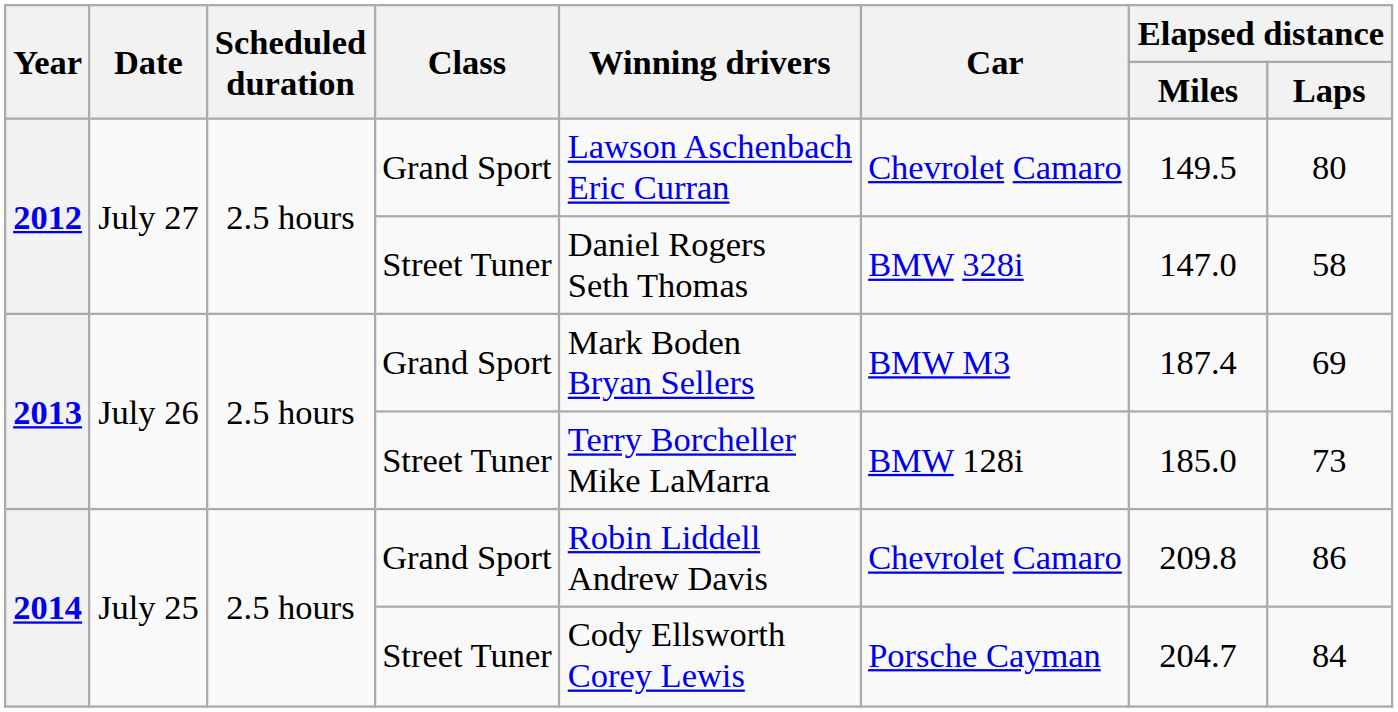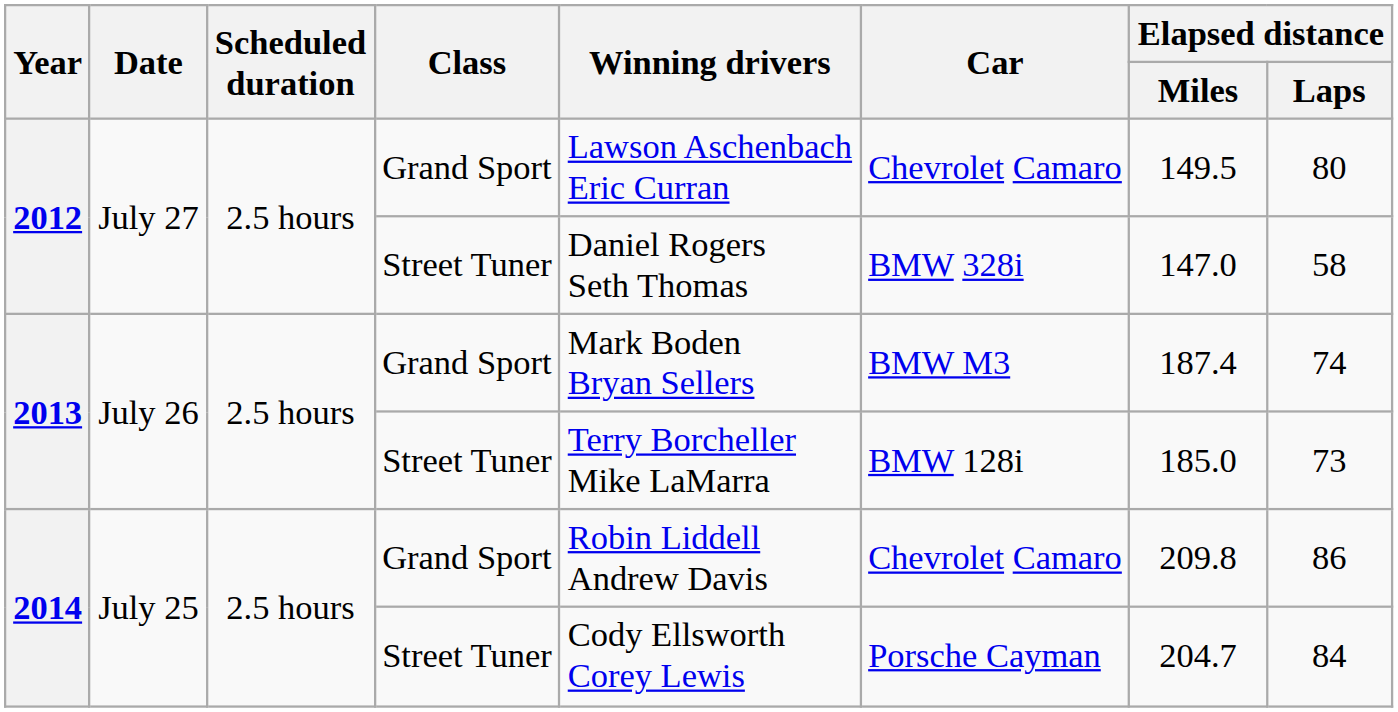(1329, 362) 69 -> (1329, 362) 74
